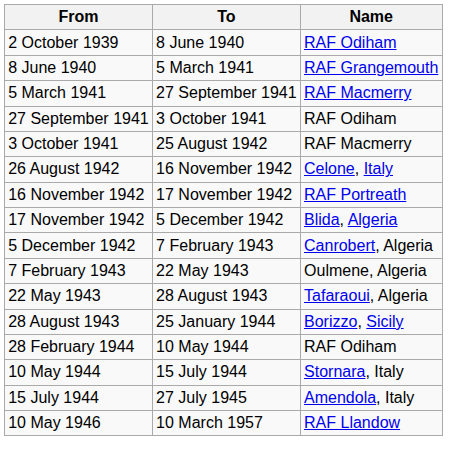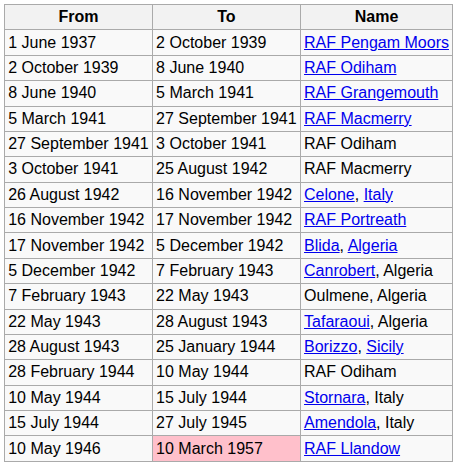+ row: (52, 42)
(209, 423) no background -> (209, 448) pink background
